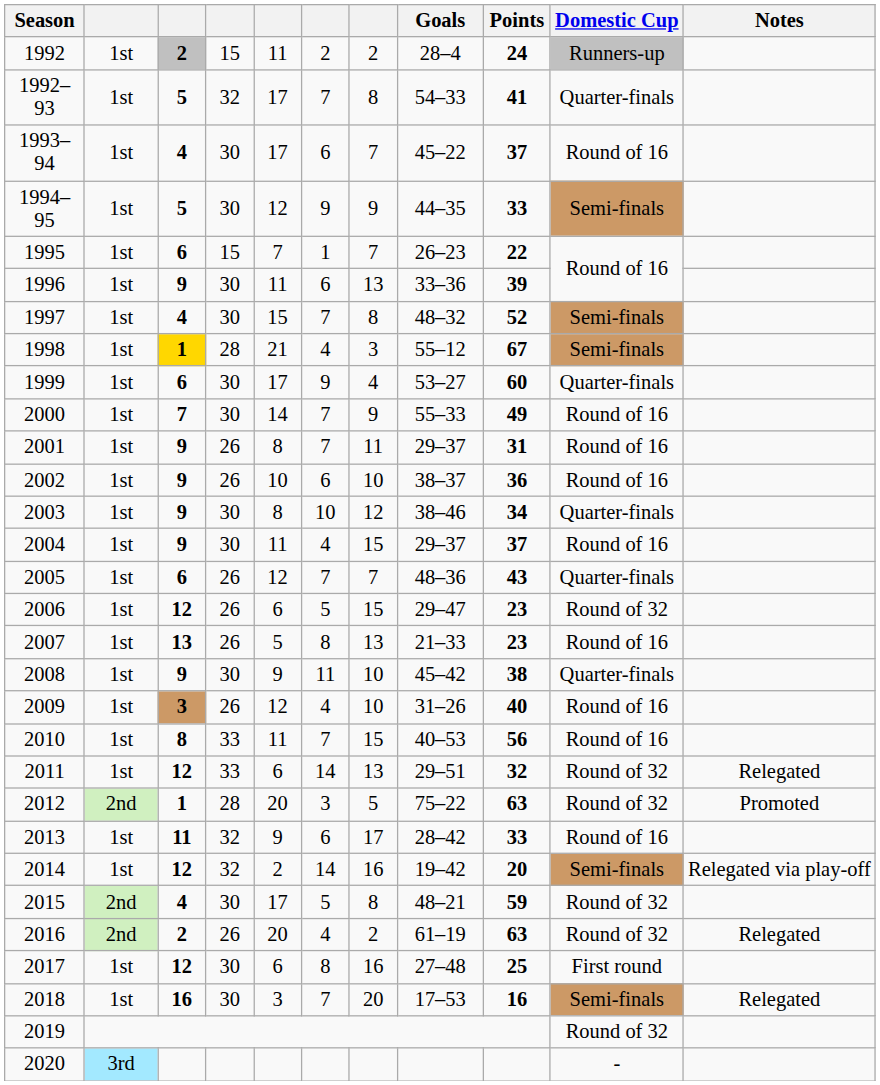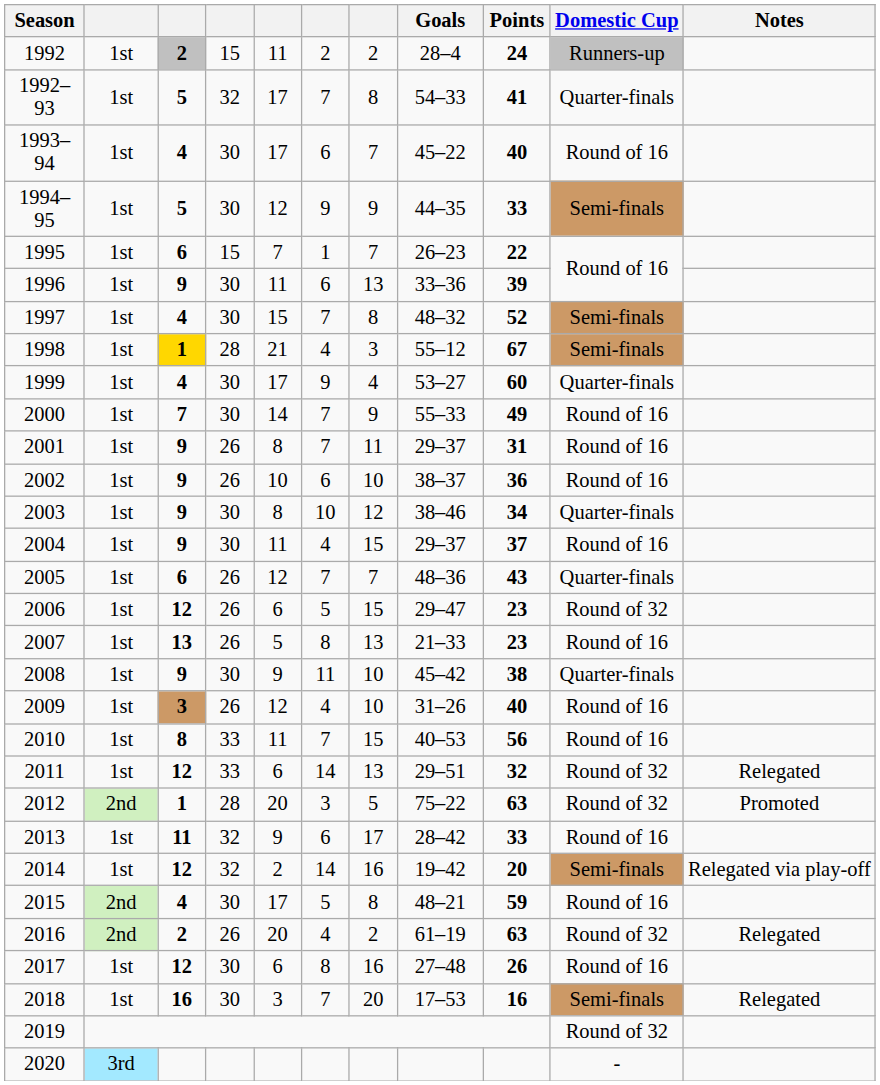(517, 152) 37 -> (517, 152) 40
(182, 382) 6 -> (182, 382) 4
(617, 901) Round of 32 -> (617, 901) Round of 16
(517, 966) 25 -> (517, 966) 26
(617, 966) First round -> (617, 966) Round of 16
